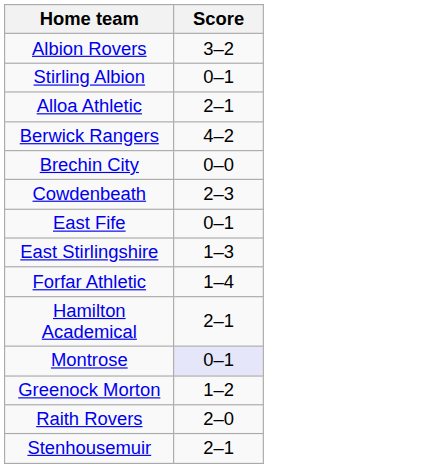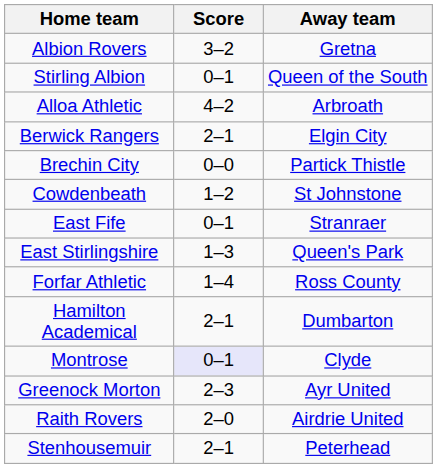+ column: (348, 19)
(219, 106) 2–1 -> (219, 106) 4–2
(219, 135) 4–2 -> (219, 135) 2–1
(219, 194) 2–3 -> (219, 194) 1–2
(219, 389) 1–2 -> (219, 389) 2–3
